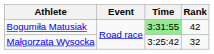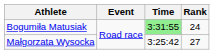(195, 27) 42 -> (195, 27) 24
(195, 42) 32 -> (195, 42) 27
